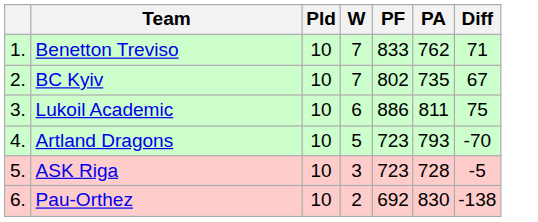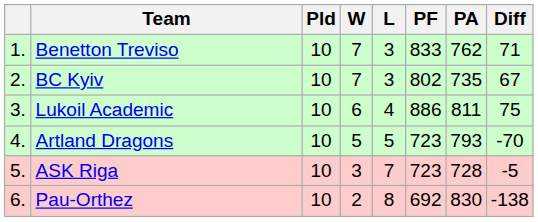+ column: (389, 19)
